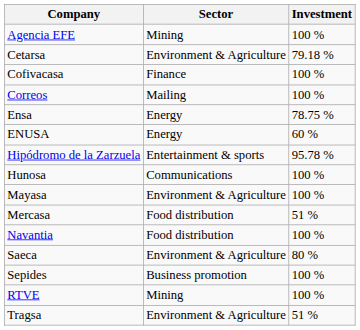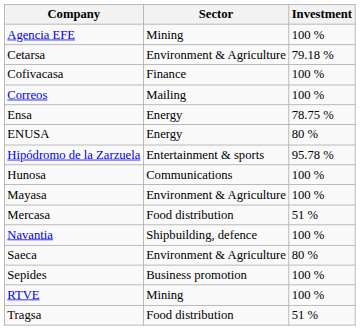(305, 134) 60 % -> (305, 134) 80 %
(190, 235) Food distribution -> (202, 235) Shipbuilding, defence
(216, 315) Environment & Agriculture -> (190, 315) Food distribution
